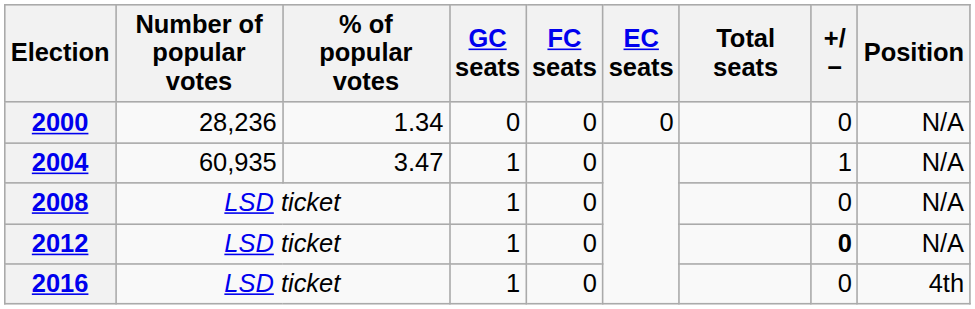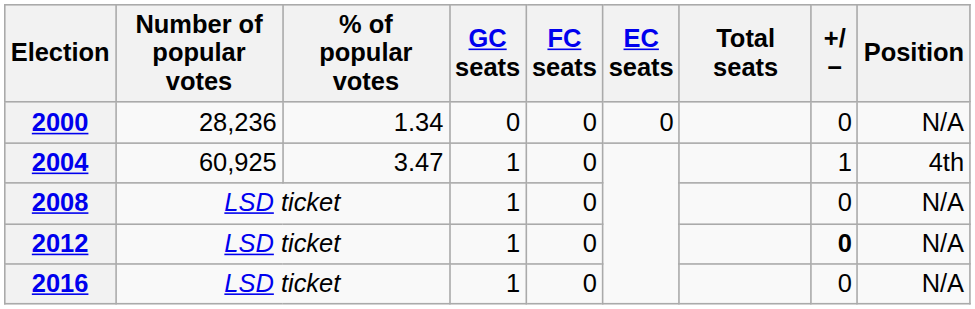(238, 162) 60,935 -> (238, 162) 60,925
(943, 162) N/A -> (946, 162) 4th
(946, 283) 4th -> (943, 283) N/A
